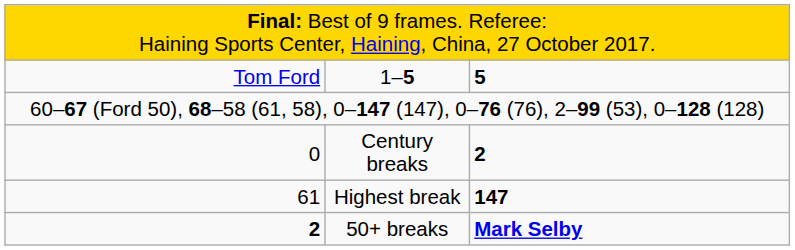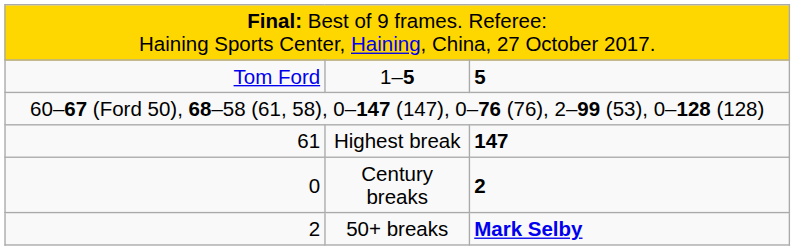rows swapped: (397, 197) <-> (397, 153)
(314, 229) bold -> (314, 229) normal
